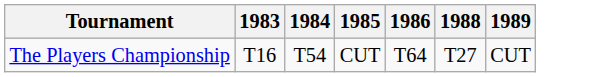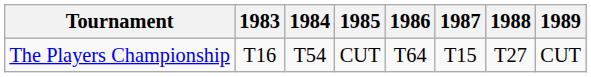+ column: (460, 21)
